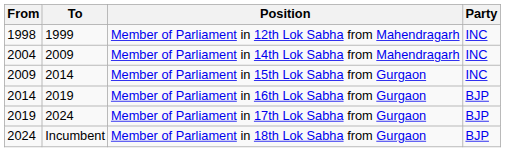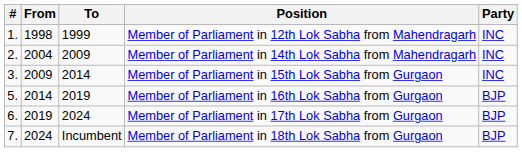+ column: (13, 14)
